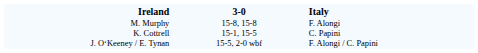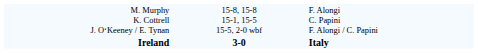rows swapped: (154, 11) <-> (130, 33)
